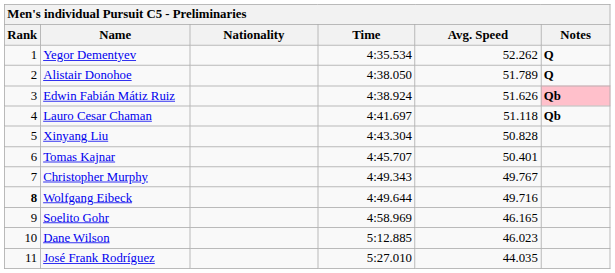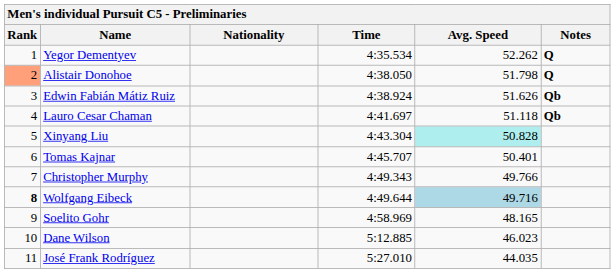(34, 75) no background -> (34, 75) lightsalmon background
(520, 75) 51.789 -> (520, 75) 51.798
(552, 95) pink background -> (552, 95) no background
(520, 136) no background -> (520, 136) paleturquoise background
(520, 177) 49.767 -> (520, 177) 49.766
(520, 197) no background -> (520, 197) lightblue background
(520, 217) 46.165 -> (520, 217) 48.165
